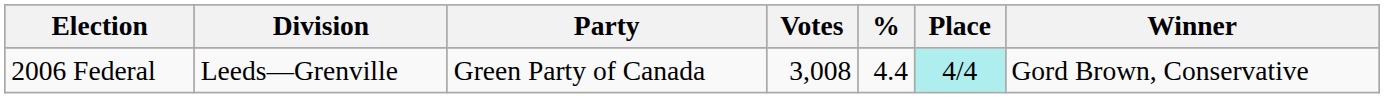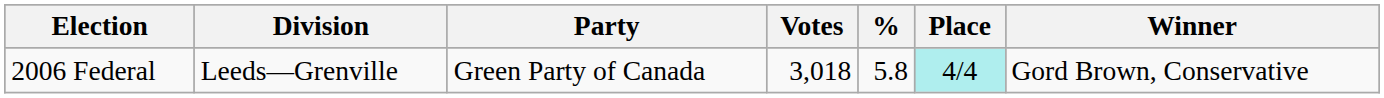(820, 69) 3,008 -> (820, 69) 3,018
(891, 69) 4.4 -> (891, 69) 5.8
